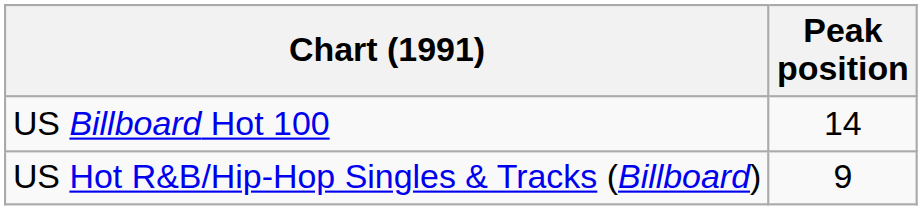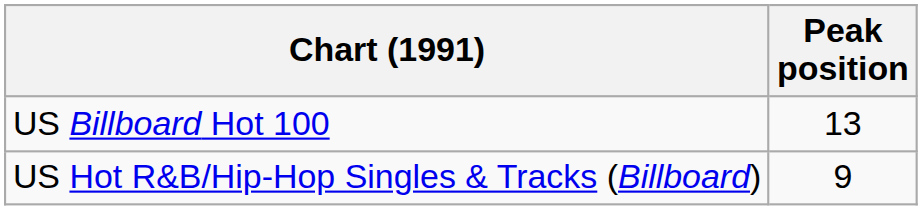(843, 123) 14 -> (843, 123) 13
